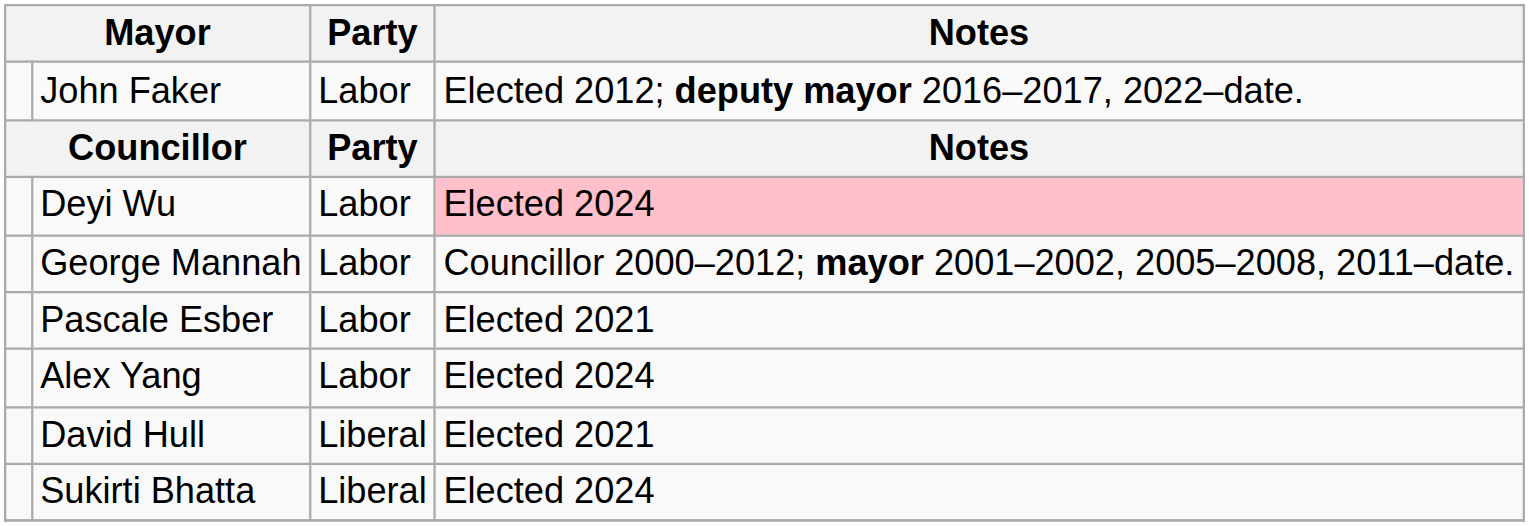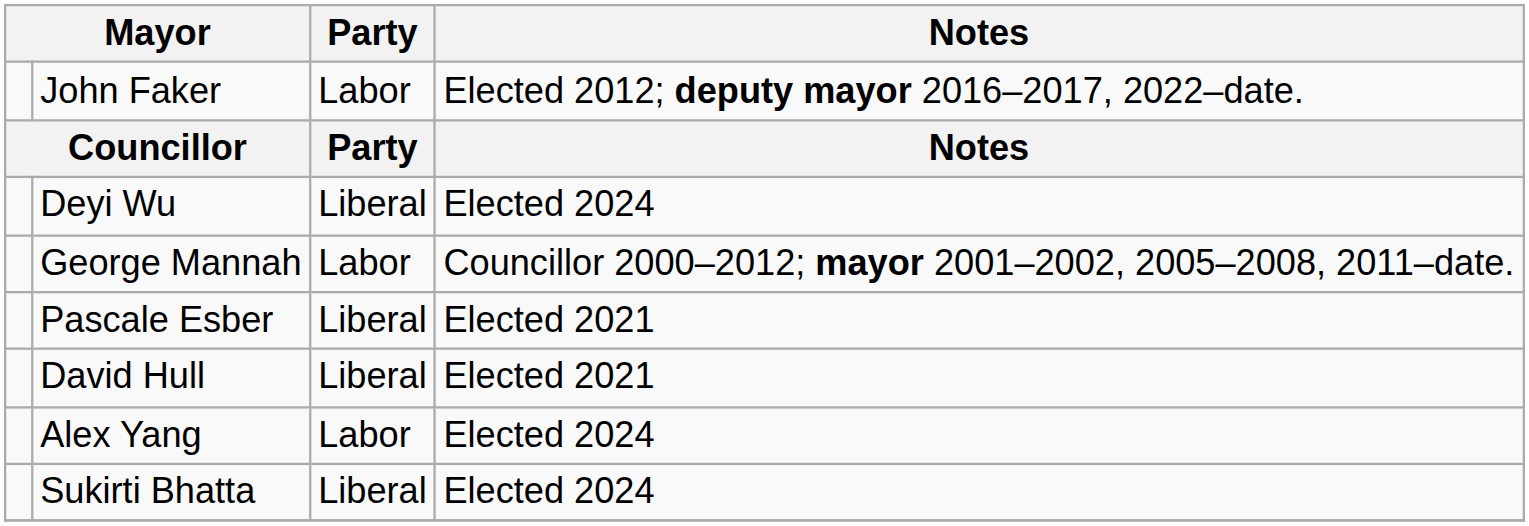(364, 205) Labor -> (372, 205) Liberal
(549, 205) pink background -> (549, 205) no background
(364, 319) Labor -> (372, 319) Liberal
rows swapped: (123, 434) <-> (121, 377)
